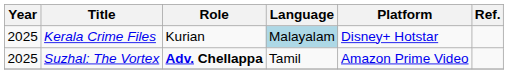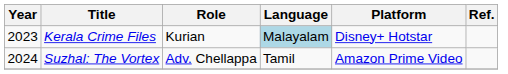(23, 36) 2025 -> (23, 36) 2023
(23, 58) 2025 -> (23, 58) 2024
(214, 58) bold -> (211, 58) normal
